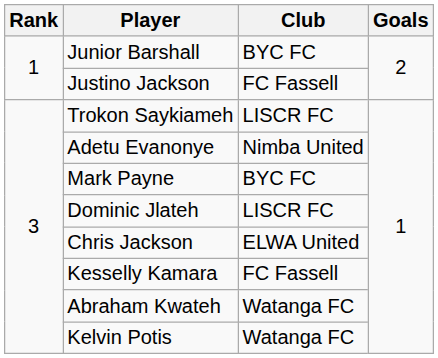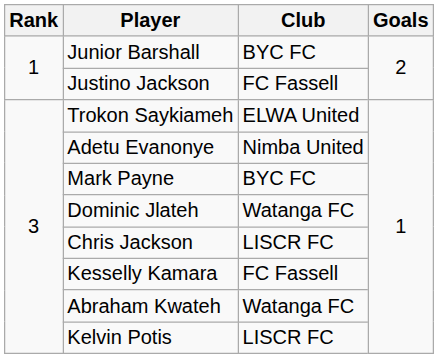(288, 115) LISCR FC -> (301, 115) ELWA United
(288, 210) LISCR FC -> (298, 210) Watanga FC
(301, 242) ELWA United -> (288, 242) LISCR FC
(298, 337) Watanga FC -> (288, 337) LISCR FC
